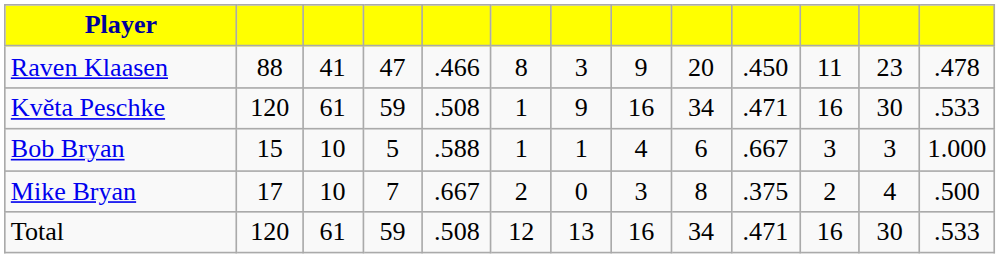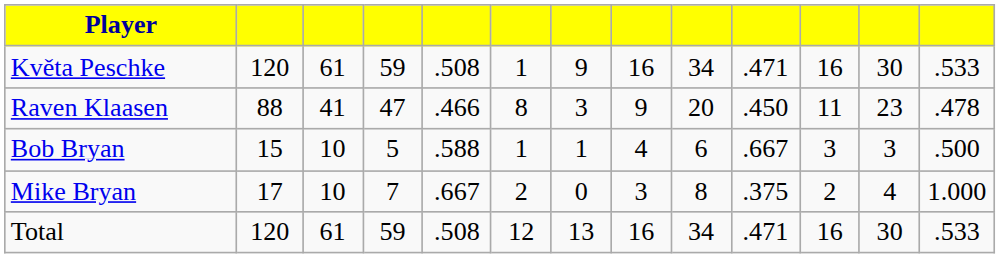rows swapped: (88, 107) <-> (89, 66)
(957, 149) 1.000 -> (957, 149) .500
(957, 190) .500 -> (957, 190) 1.000
